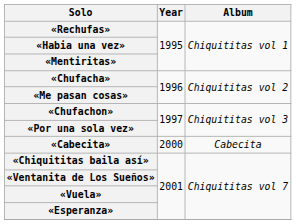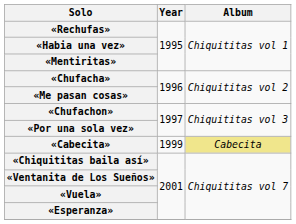(171, 144) 2000 -> (171, 144) 1999
(238, 144) no background -> (238, 144) khaki background
